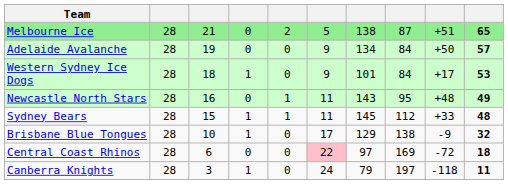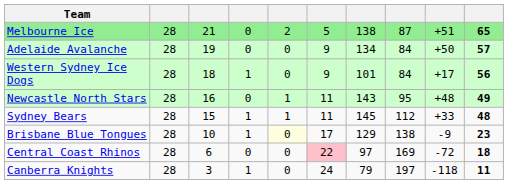(484, 74) 53 -> (484, 74) 56
(287, 134) no background -> (287, 134) lightyellow background
(484, 134) 32 -> (484, 134) 23
